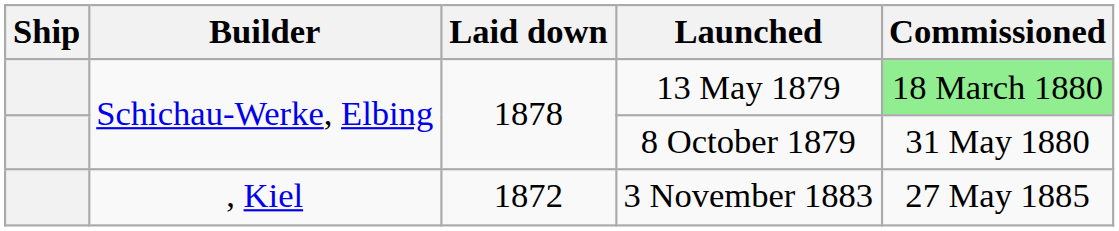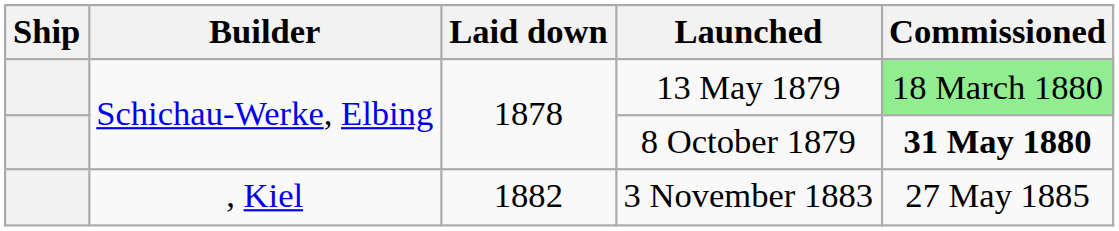(998, 141) normal -> (998, 141) bold
(528, 196) 1872 -> (528, 196) 1882
